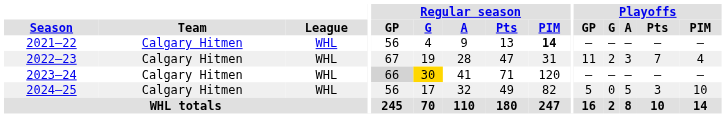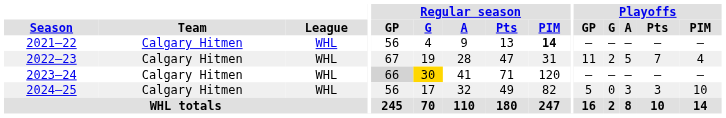(628, 59) 3 -> (628, 59) 5
(628, 90) 5 -> (628, 90) 3
